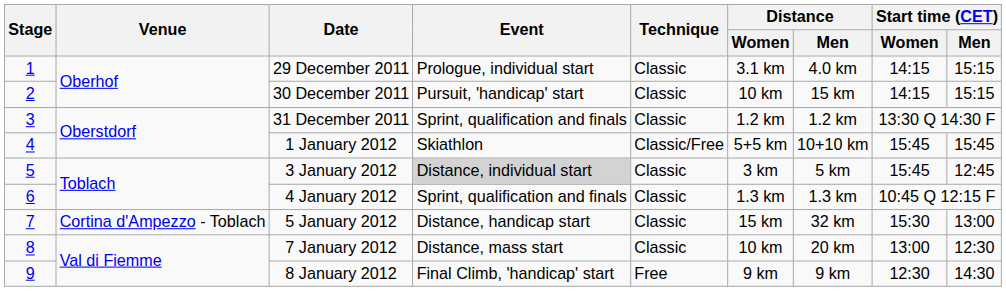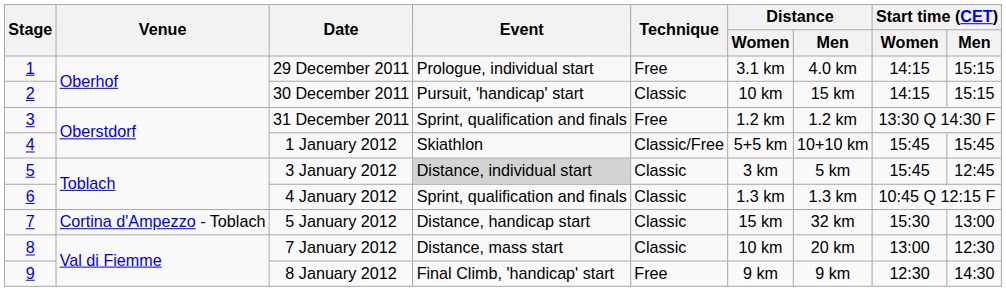(660, 68) Classic -> (651, 68) Free
(660, 119) Classic -> (651, 119) Free
